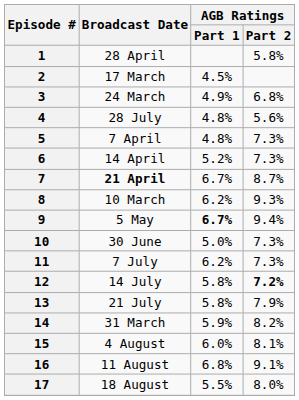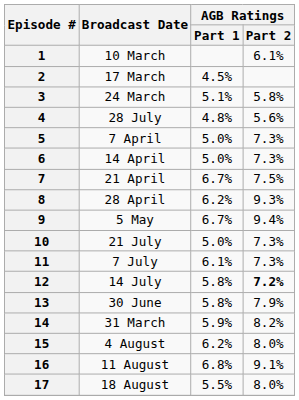(135, 56) 28 April -> (135, 56) 10 March
(268, 56) 5.8% -> (268, 56) 6.1%
(217, 97) 4.9% -> (217, 97) 5.1%
(268, 97) 6.8% -> (268, 97) 5.8%
(217, 138) 4.8% -> (217, 138) 5.0%
(217, 159) 5.2% -> (217, 159) 5.0%
(135, 179) bold -> (135, 179) normal
(268, 179) 8.7% -> (268, 179) 7.5%
(135, 200) 10 March -> (135, 200) 28 April
(217, 220) bold -> (217, 220) normal
(135, 241) 30 June -> (135, 241) 21 July
(217, 261) 6.2% -> (217, 261) 6.1%
(135, 302) 21 July -> (135, 302) 30 June
(217, 344) 6.0% -> (217, 344) 6.2%
(268, 344) 8.1% -> (268, 344) 8.0%
